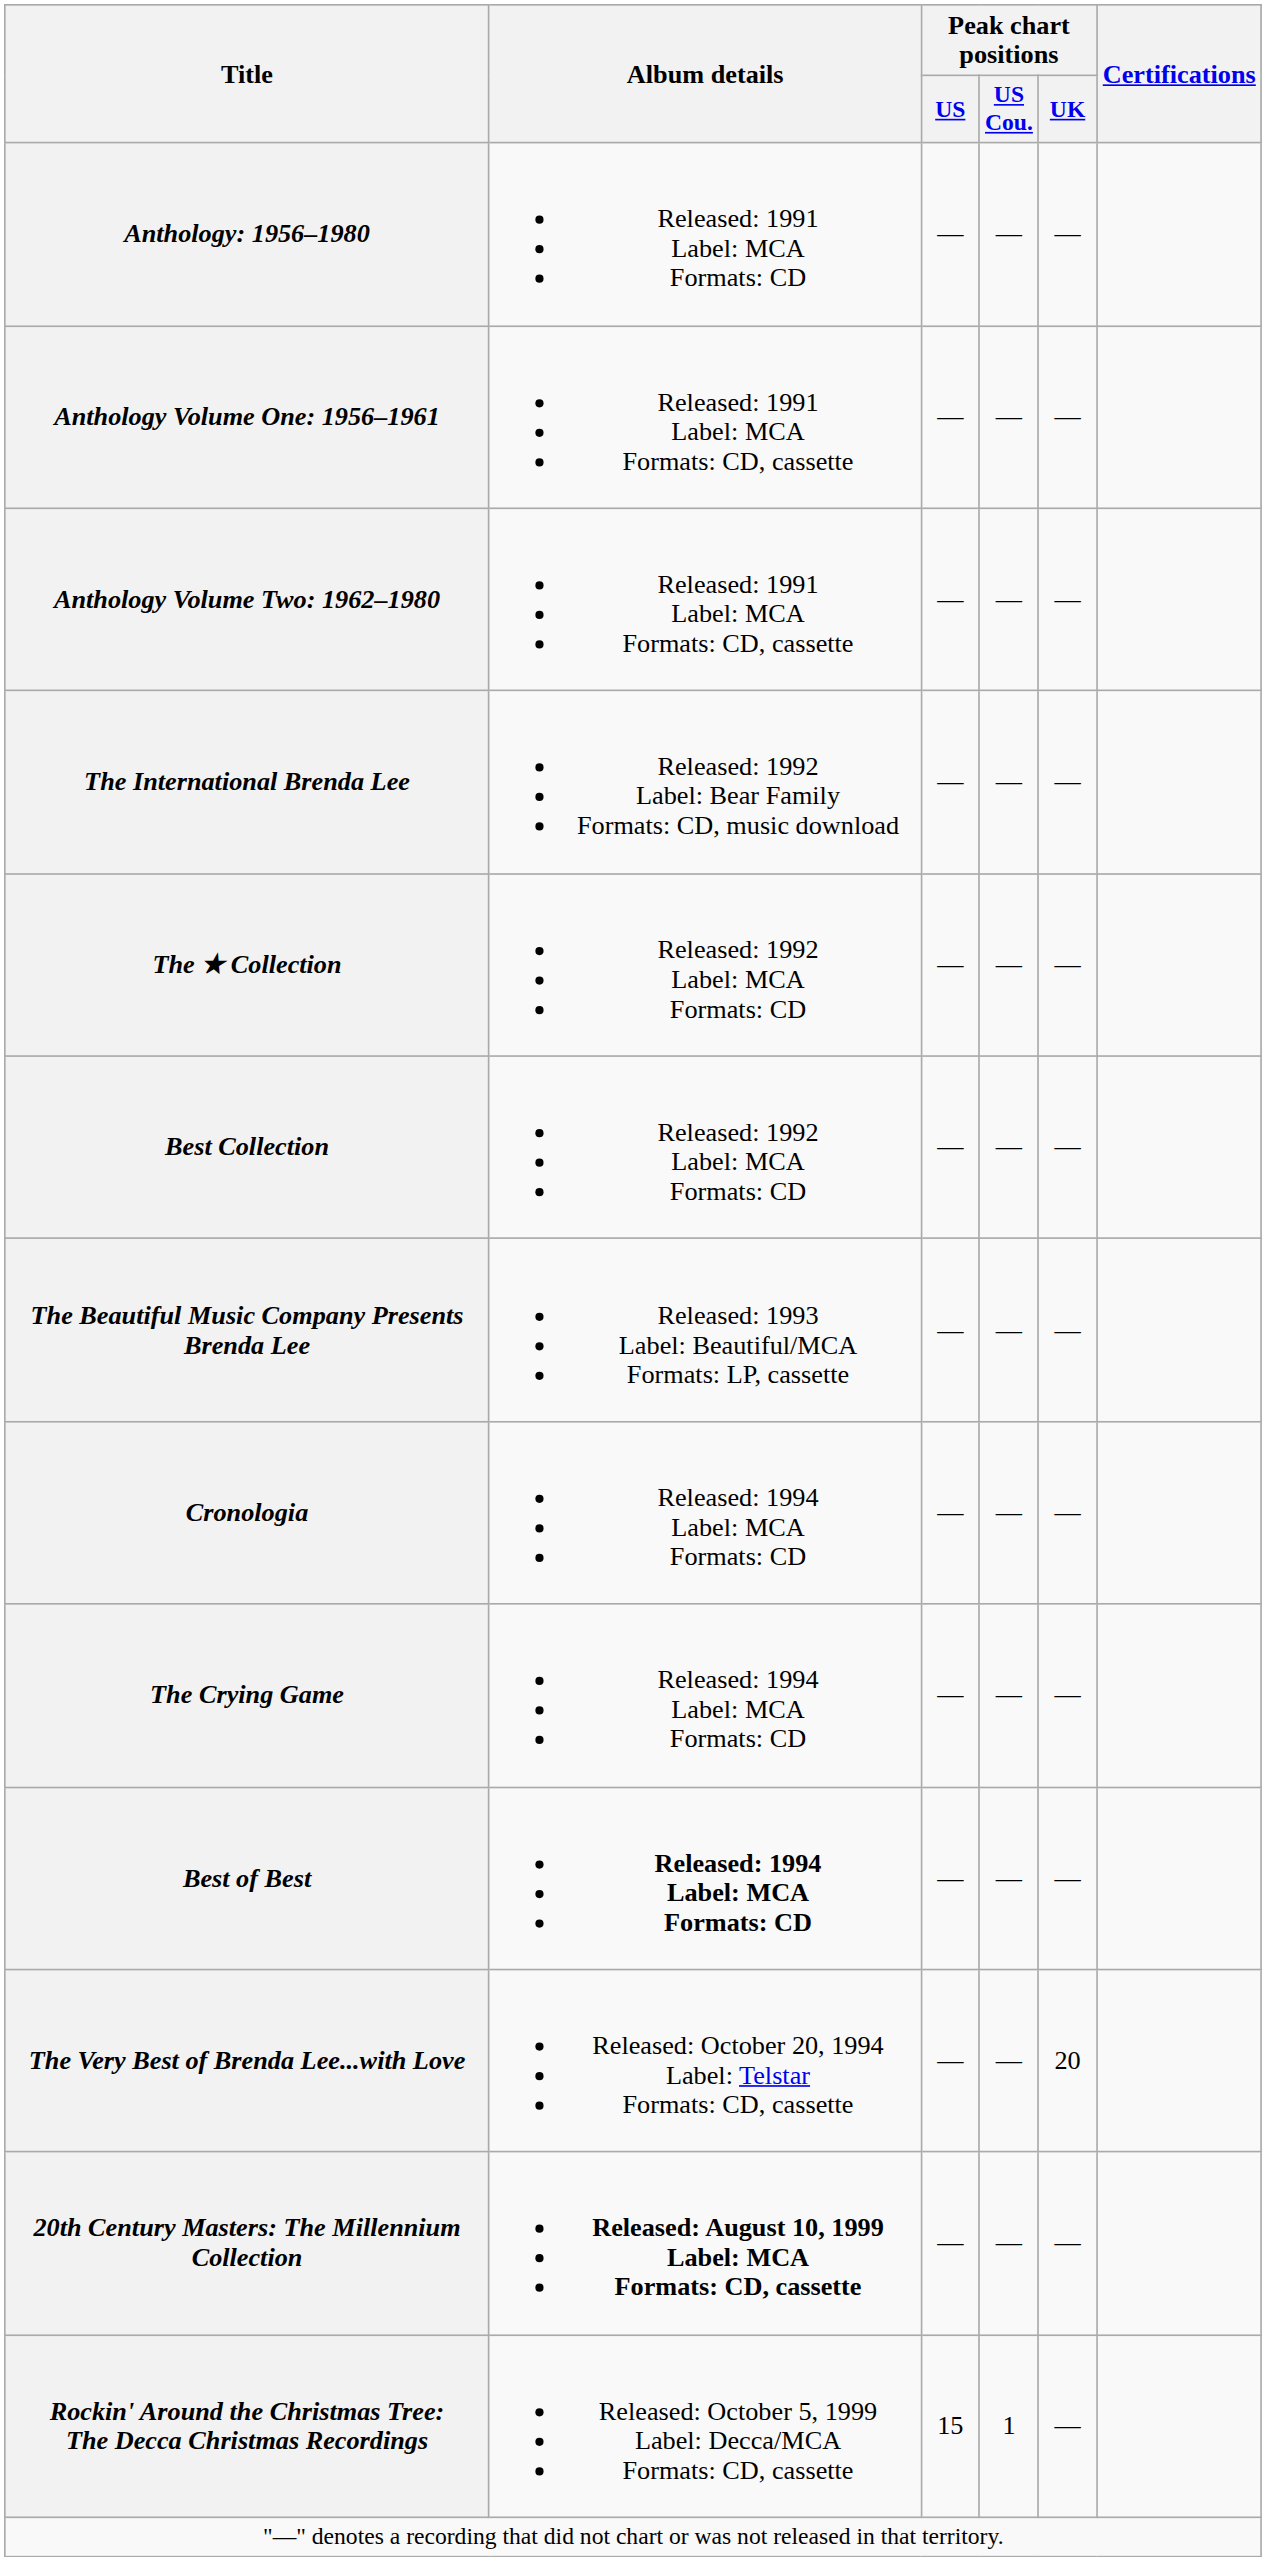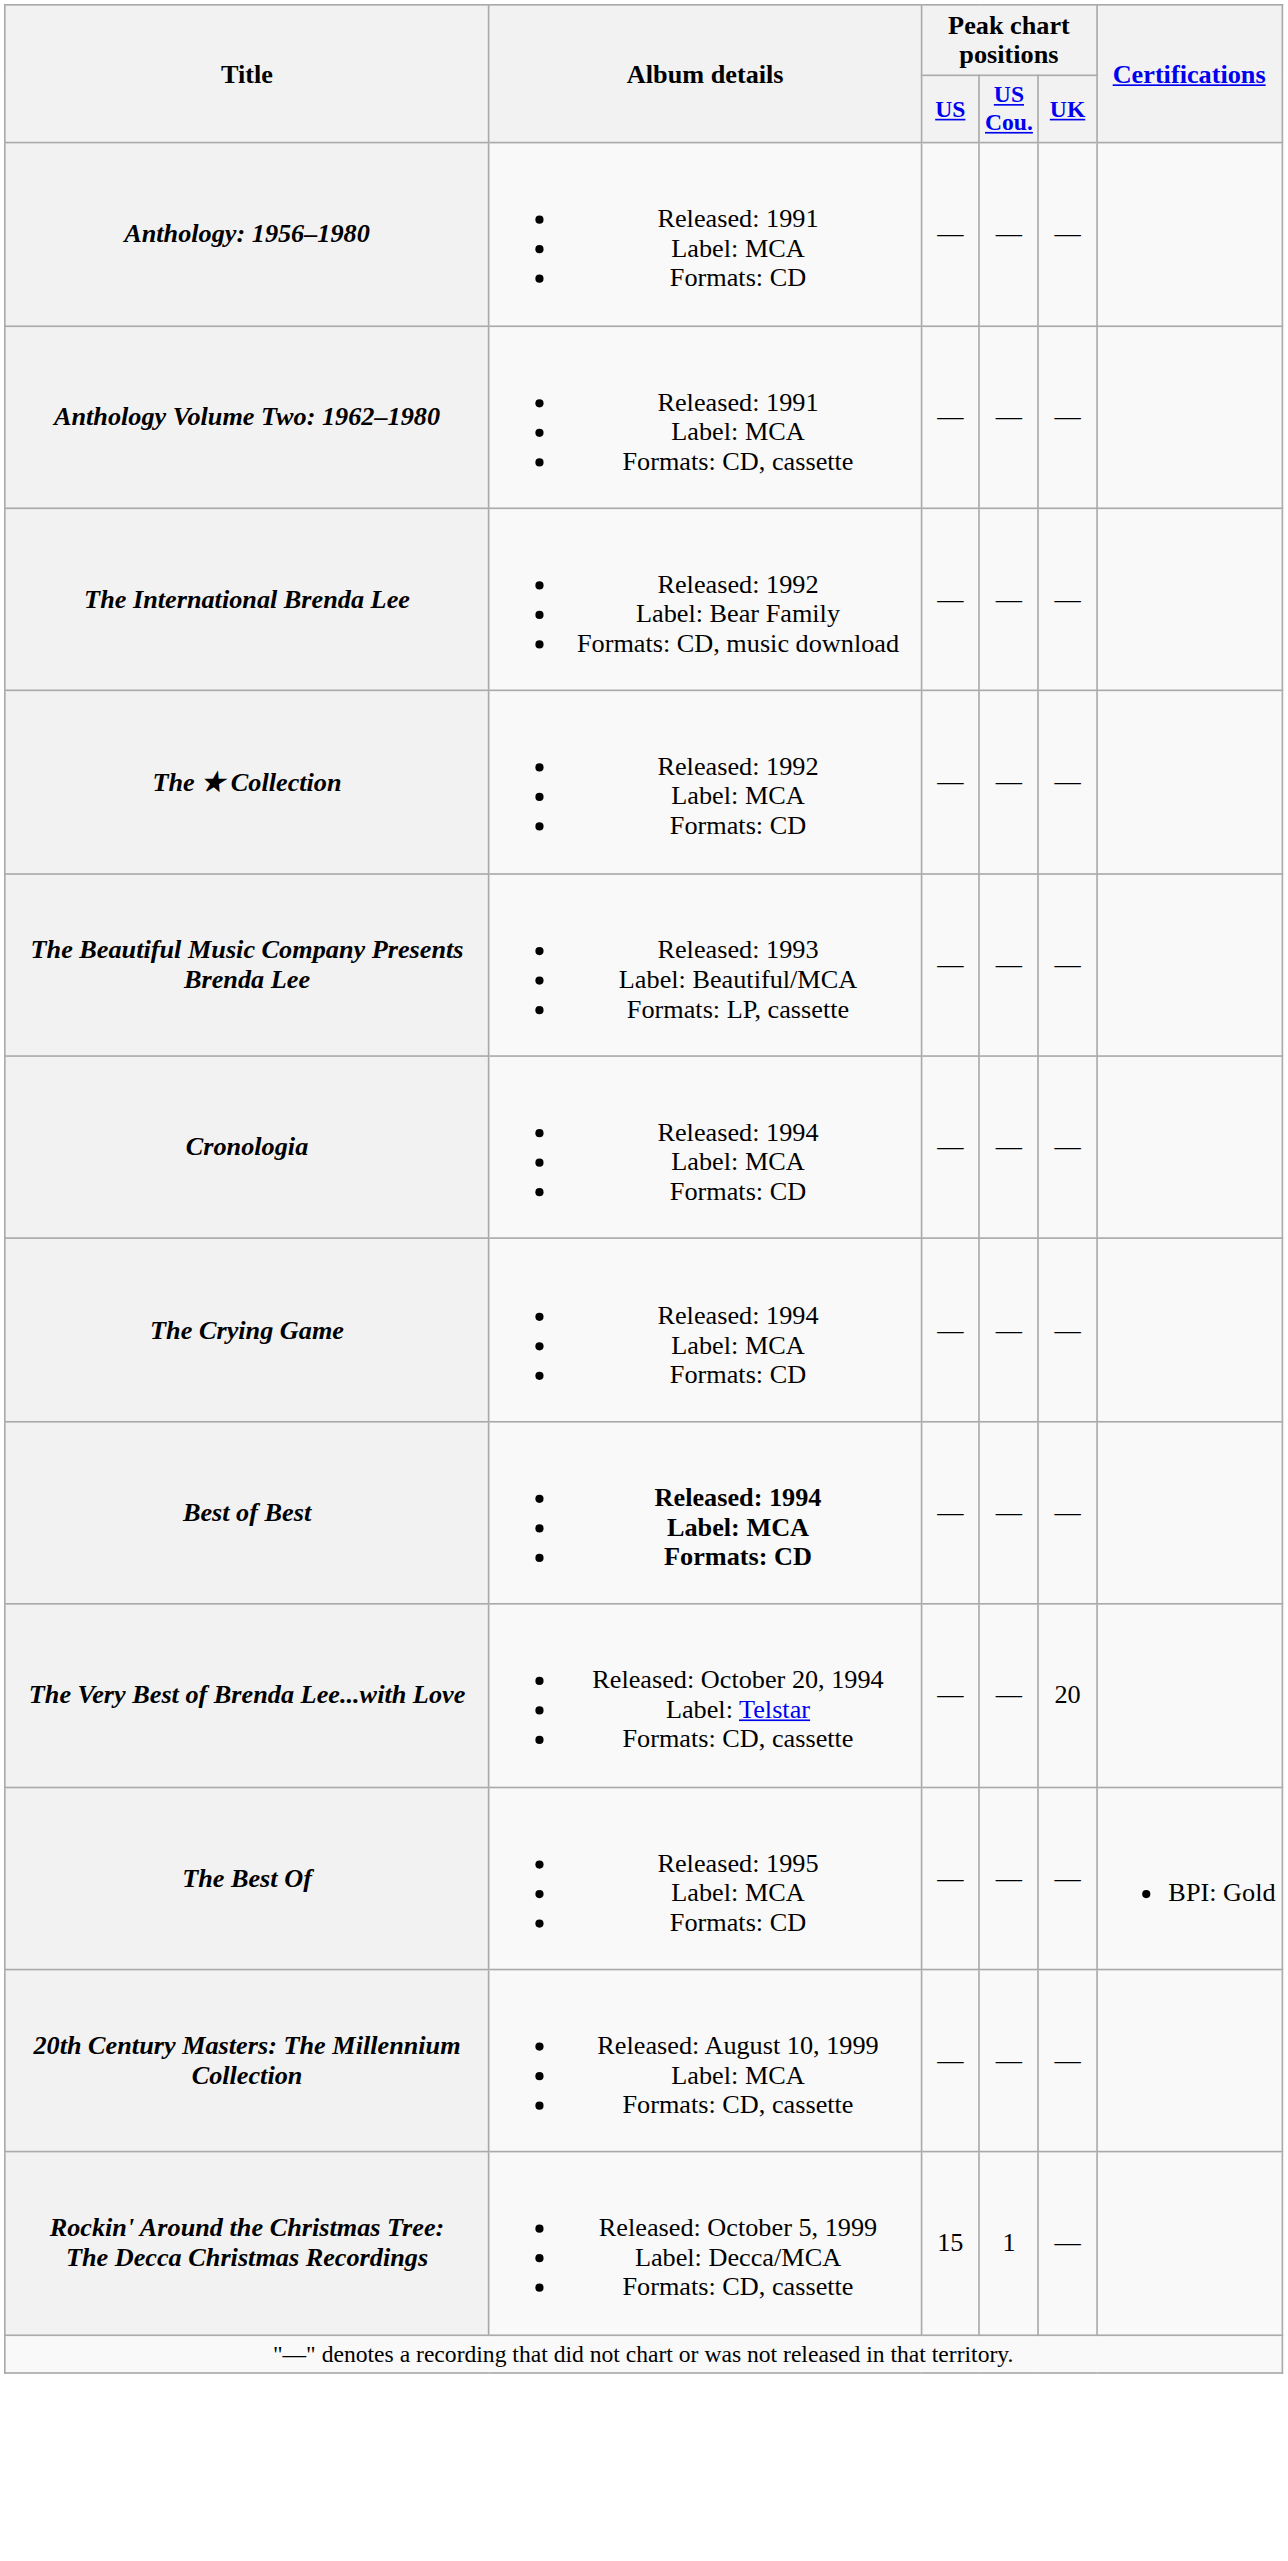- row: (247, 416)
- row: (247, 1147)
+ row: (247, 1877)
(705, 2258) bold -> (705, 2075) normal
